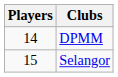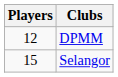(30, 38) 14 -> (30, 38) 12
